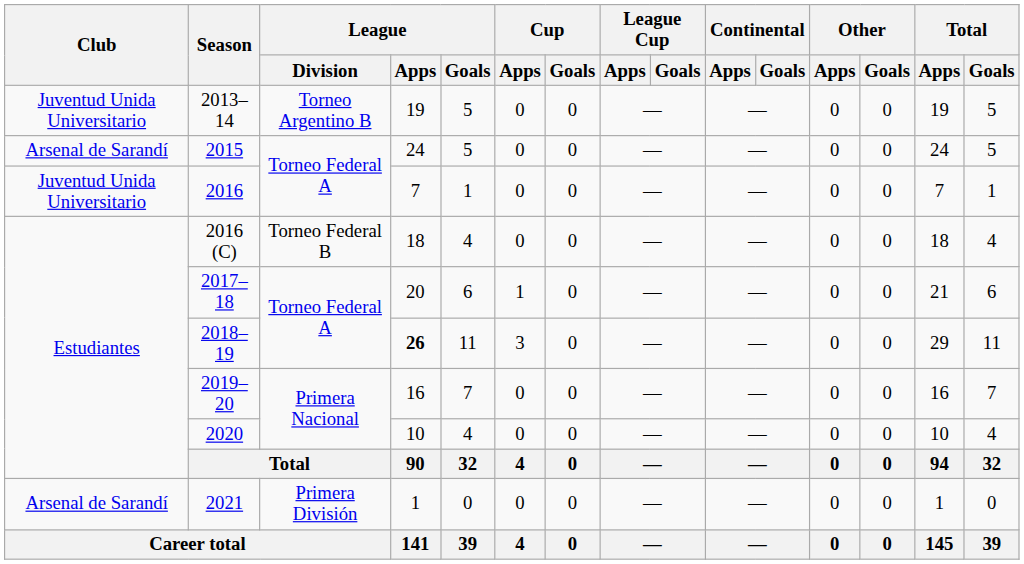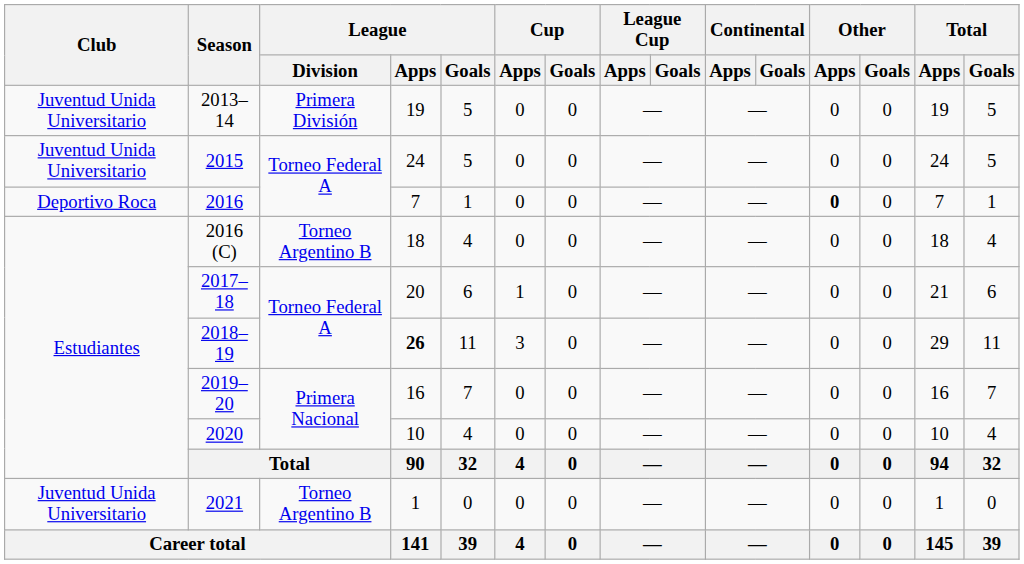(325, 110) Torneo Argentino B -> (325, 110) Primera División
(97, 150) Arsenal de Sarandí -> (97, 161) Juventud Unida Universitario
(97, 190) Juventud Unida Universitario -> (97, 201) Deportivo Roca
(835, 190) normal -> (835, 201) bold
(325, 241) Torneo Federal B -> (325, 241) Torneo Argentino B
(97, 503) Arsenal de Sarandí -> (97, 503) Juventud Unida Universitario
(325, 503) Primera División -> (325, 503) Torneo Argentino B
